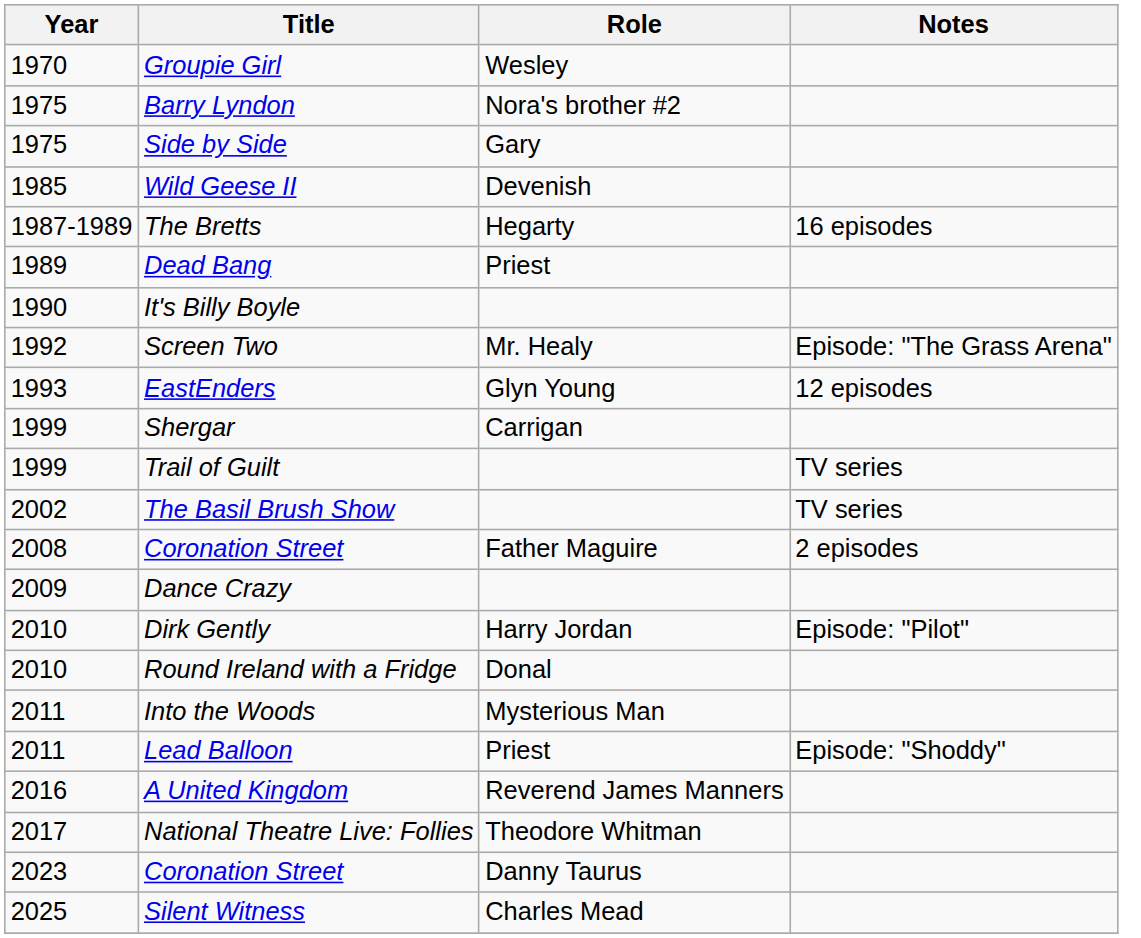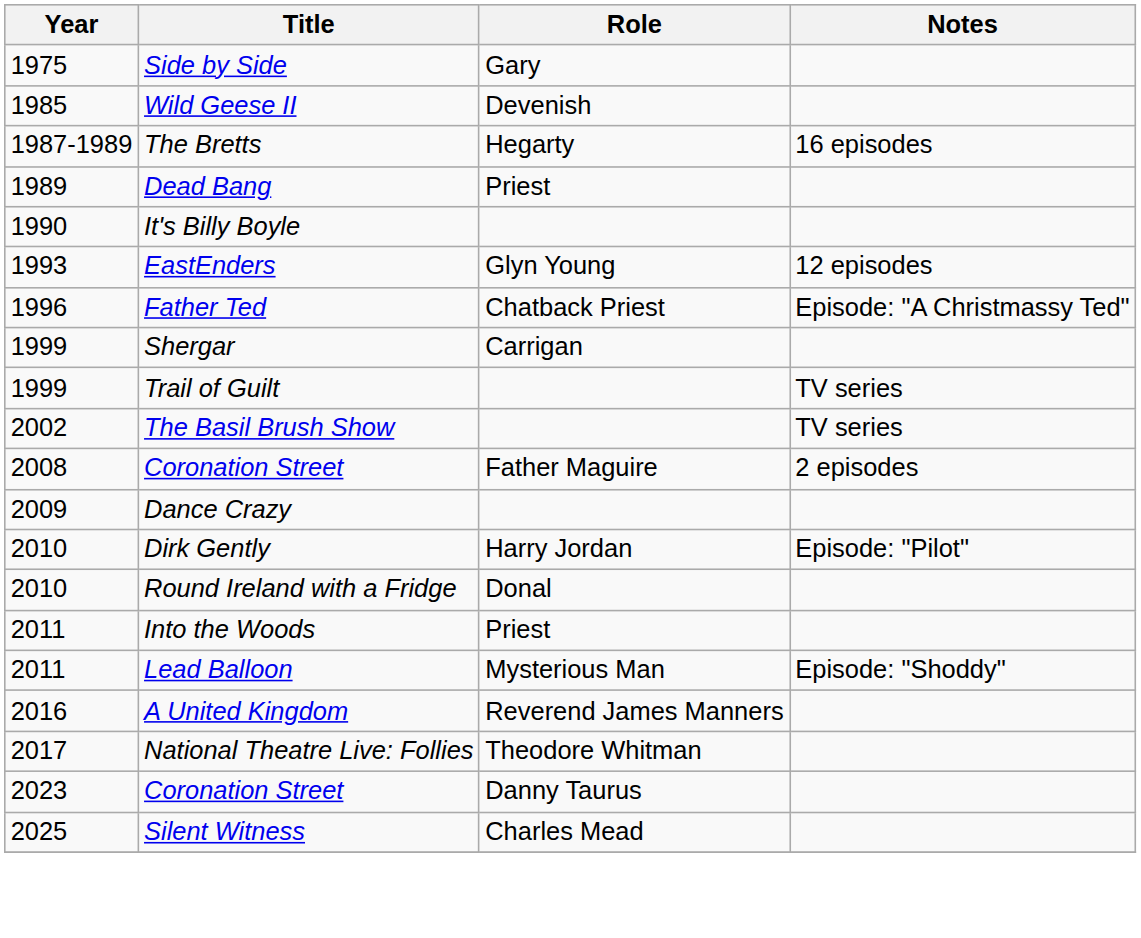- row: (39, 65)
- row: (39, 105)
- row: (39, 347)
+ row: (39, 307)
(575, 710) Mysterious Man -> (518, 629) Priest
(518, 750) Priest -> (575, 670) Mysterious Man
